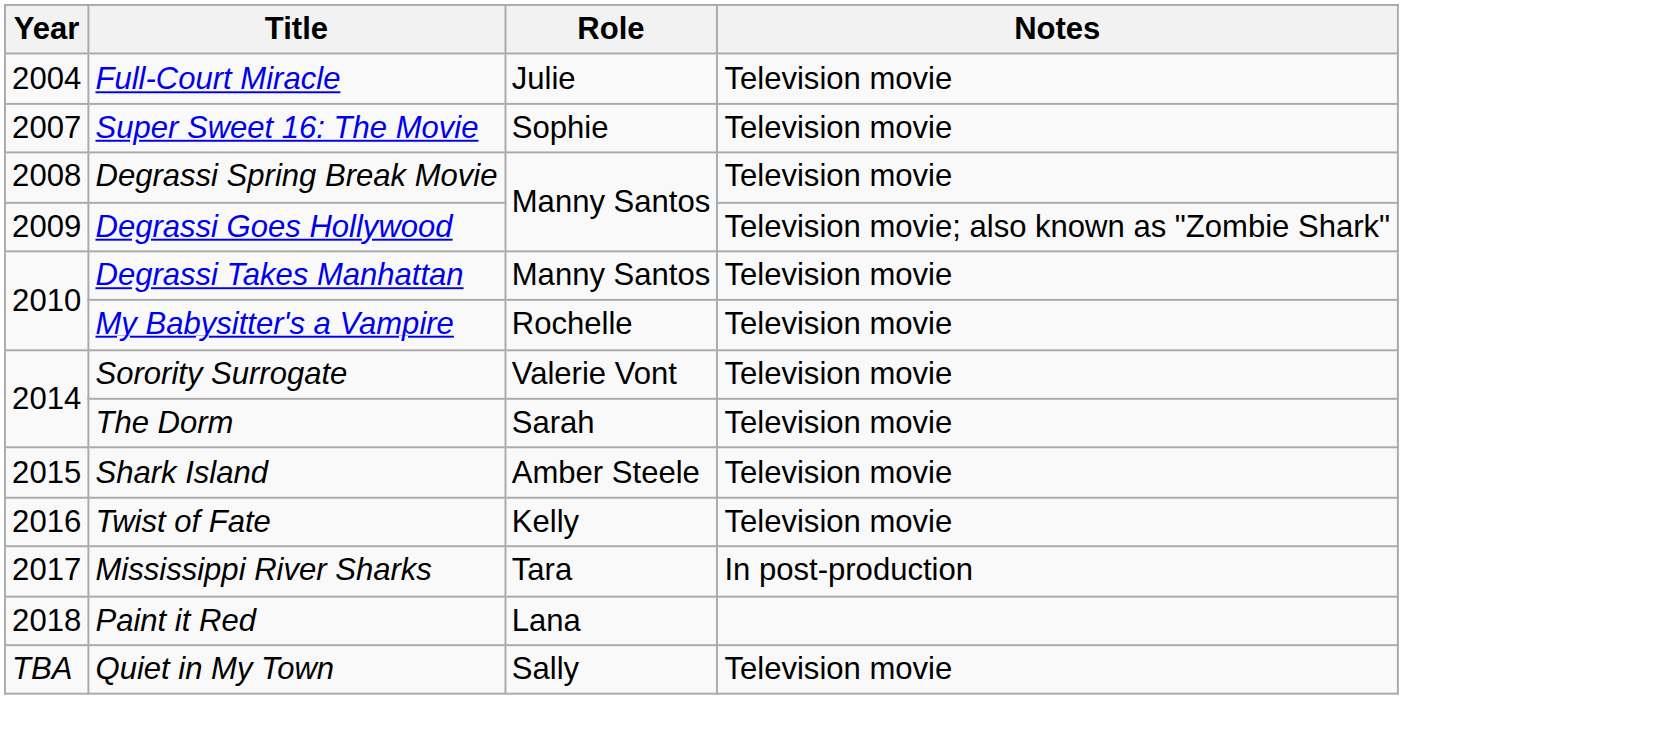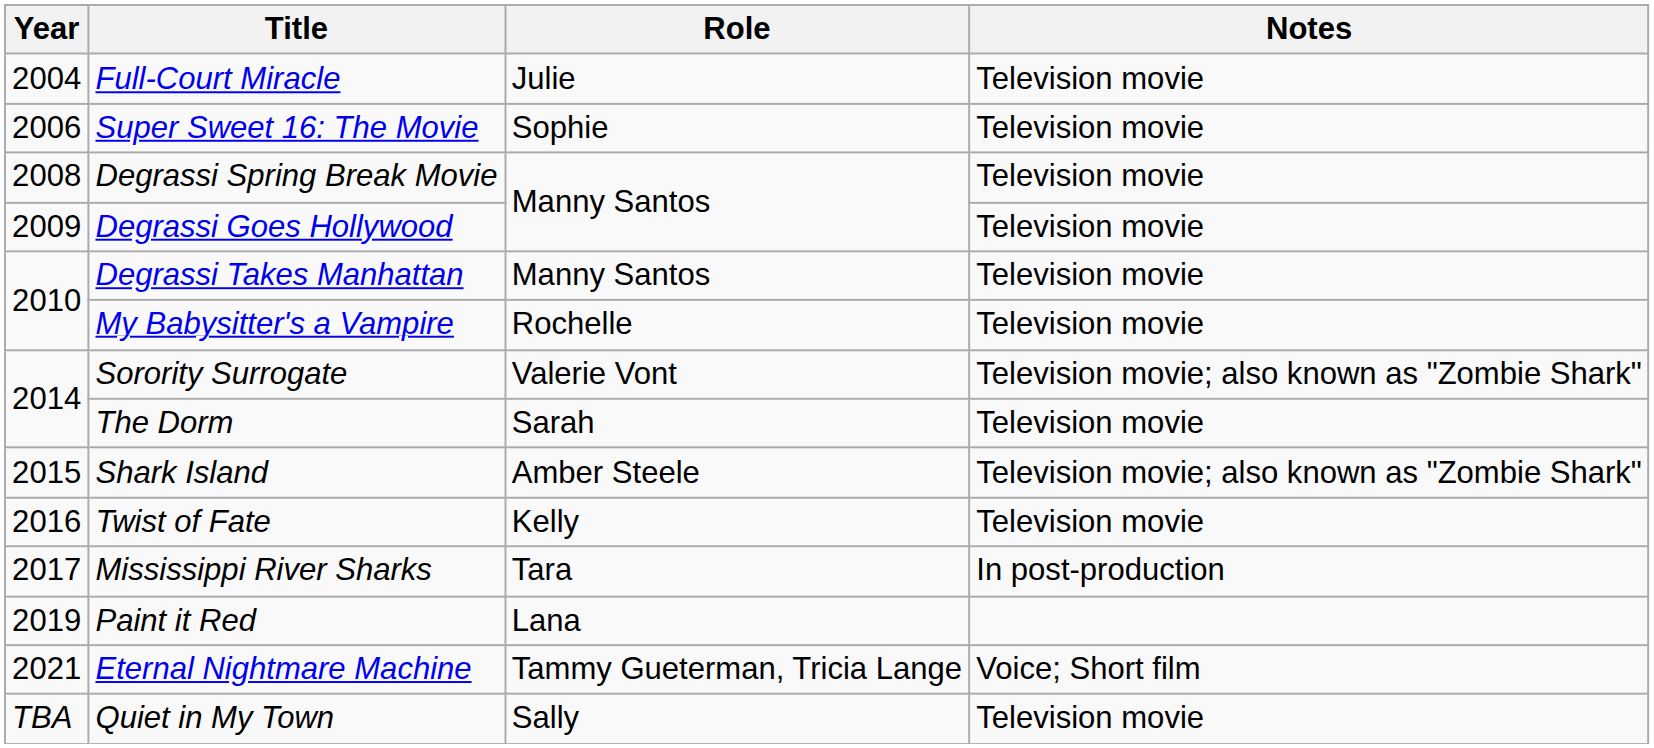(47, 127) 2007 -> (47, 127) 2006
(1057, 226) Television movie; also known as "Zombie Shark" -> (1090, 226) Television movie
(838, 373) Television movie -> (1309, 373) Television movie; also known as "Zombie Shark"
(838, 472) Television movie -> (1309, 472) Television movie; also known as "Zombie Shark"
(47, 619) 2018 -> (47, 619) 2019
+ row: (284, 669)
